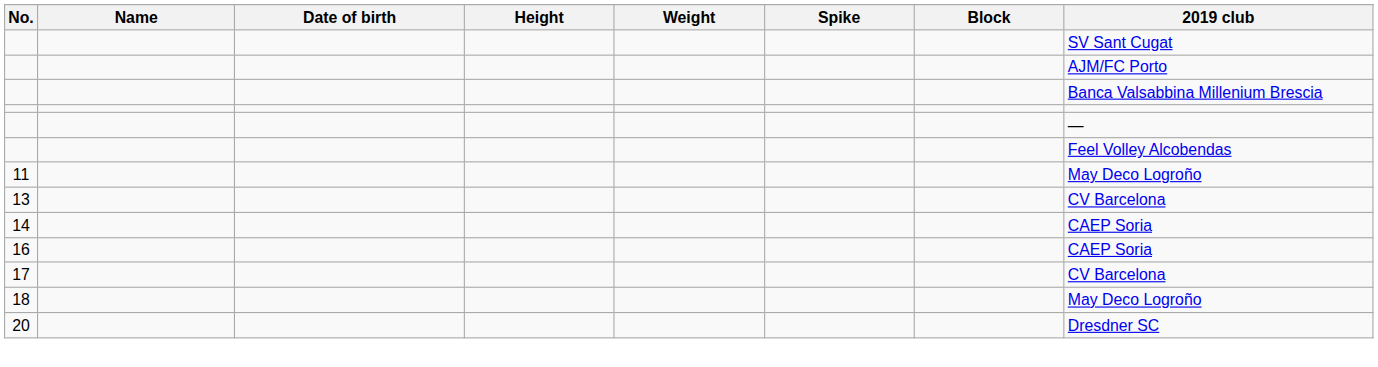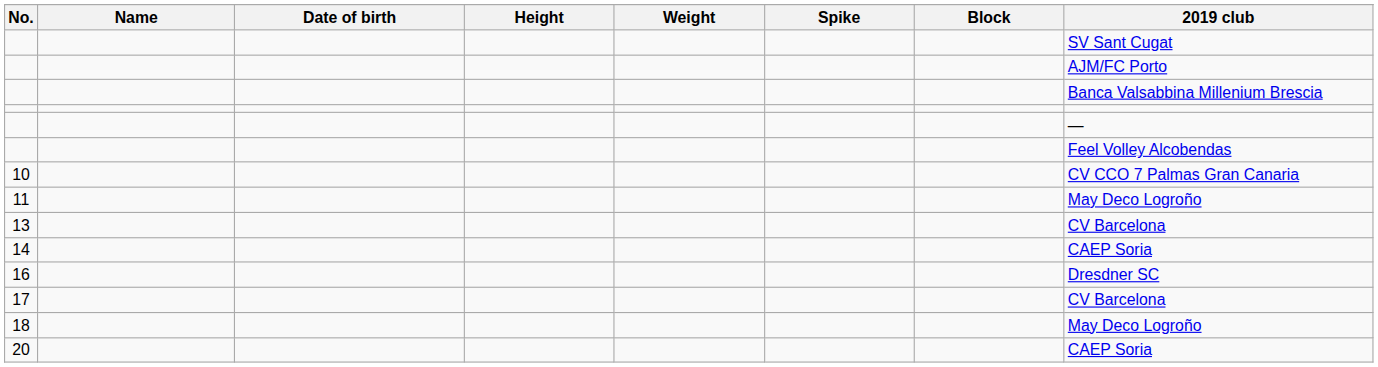+ row: (21, 175)
(1110, 250) CAEP Soria -> (1114, 275) Dresdner SC
(1114, 325) Dresdner SC -> (1110, 350) CAEP Soria
